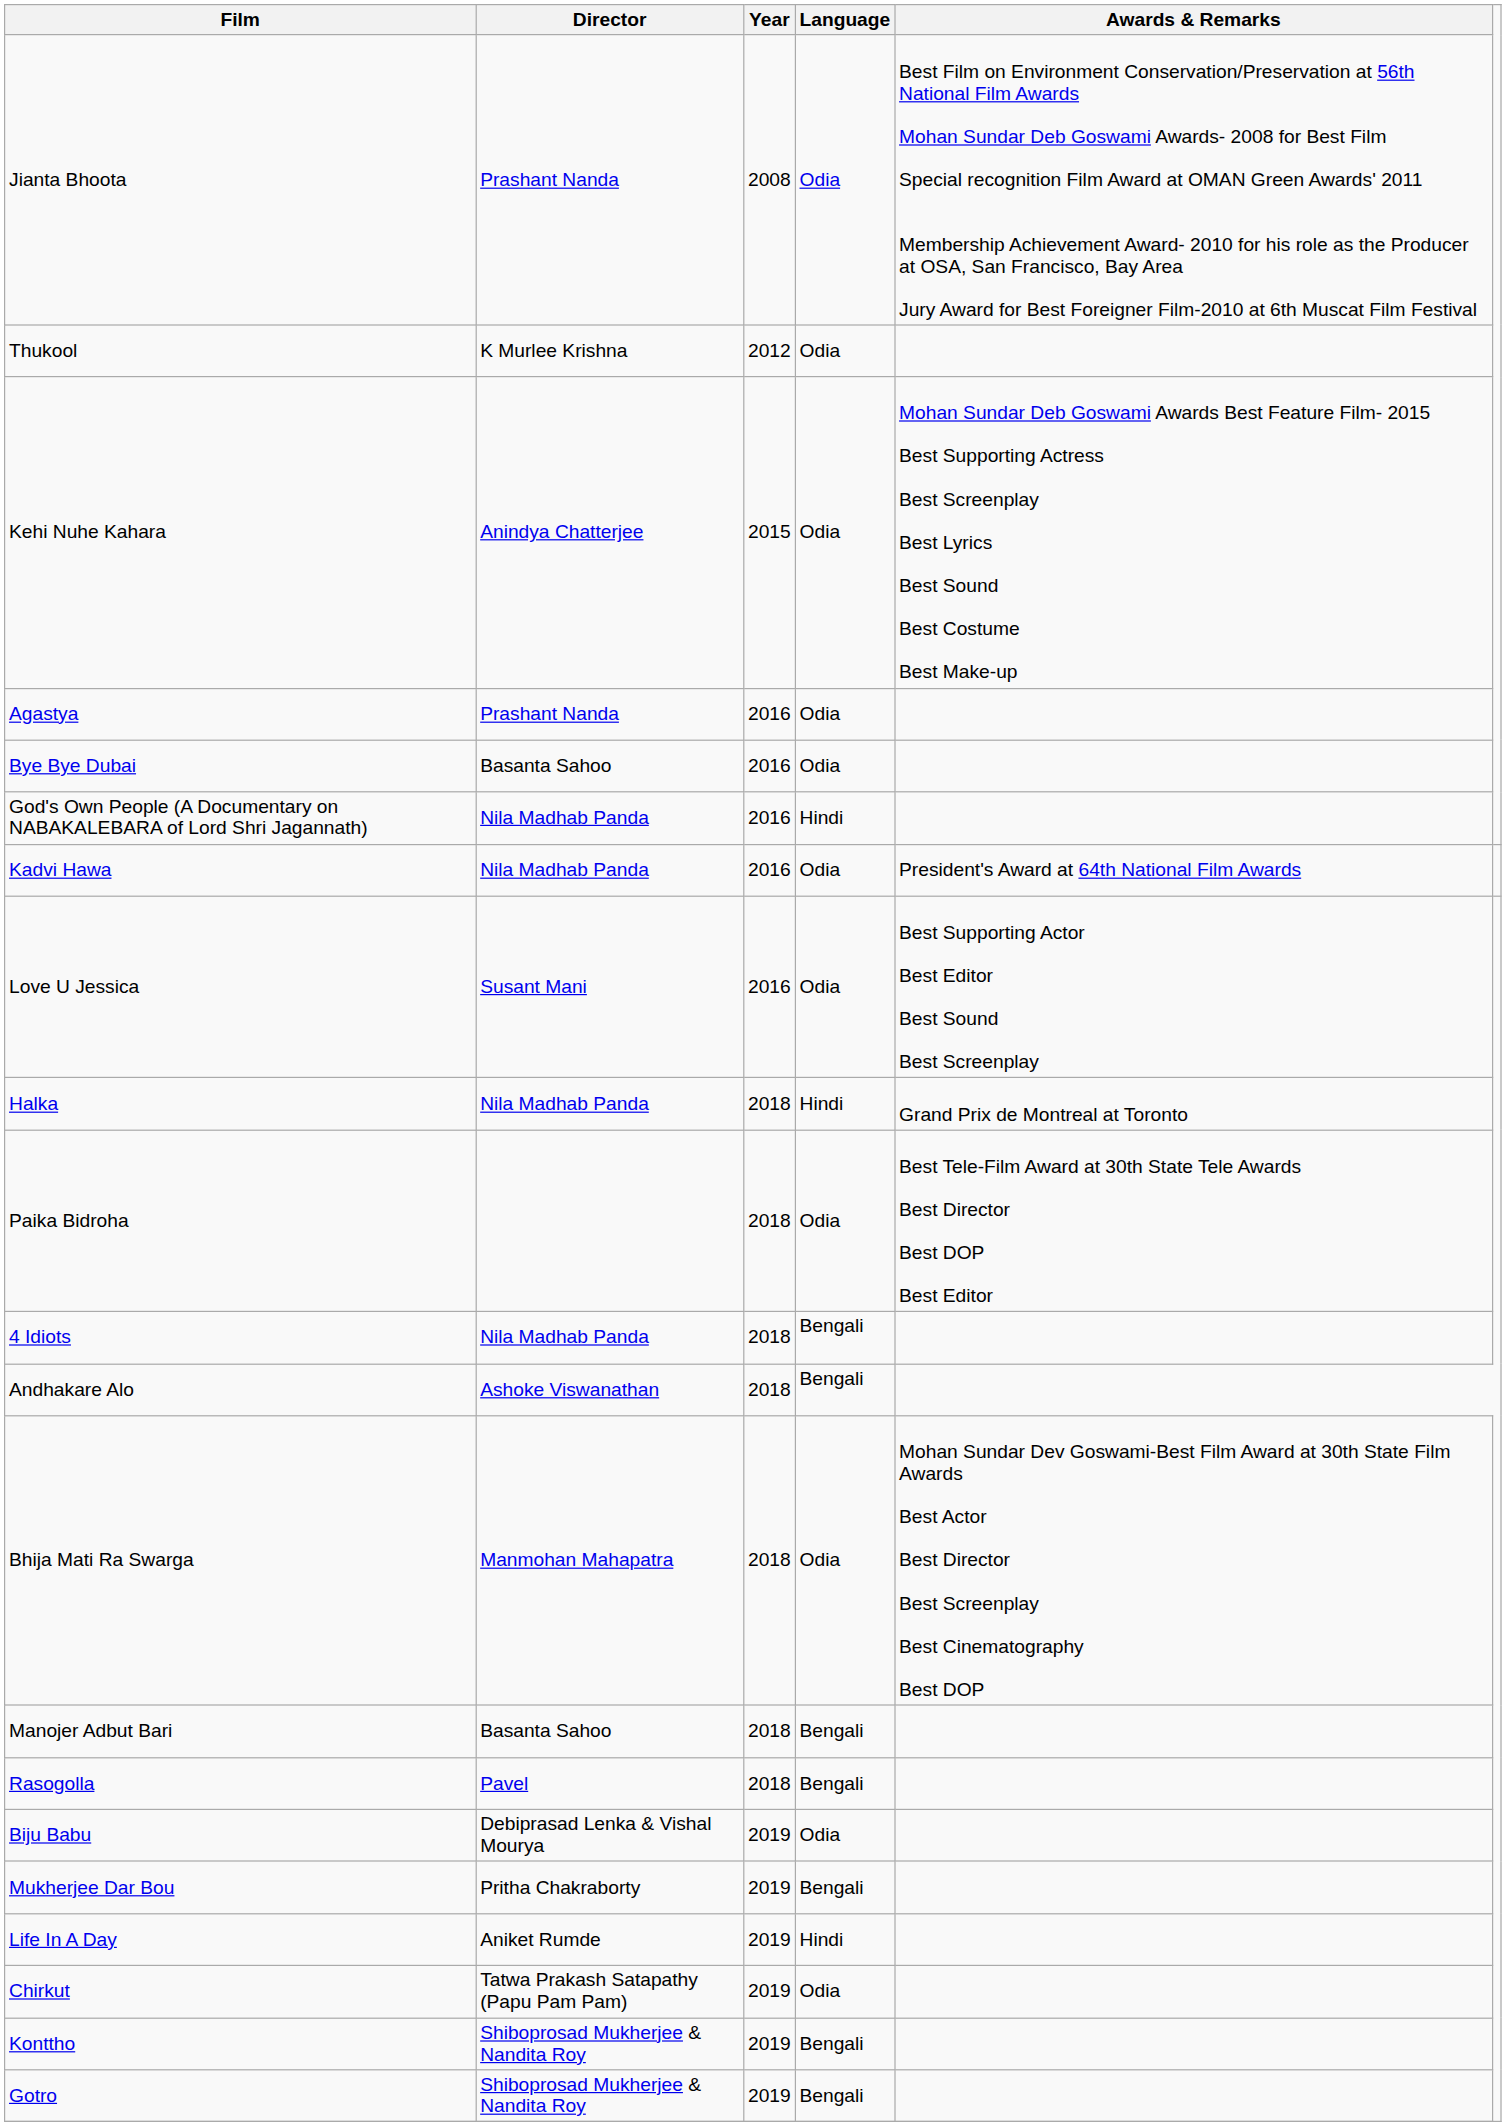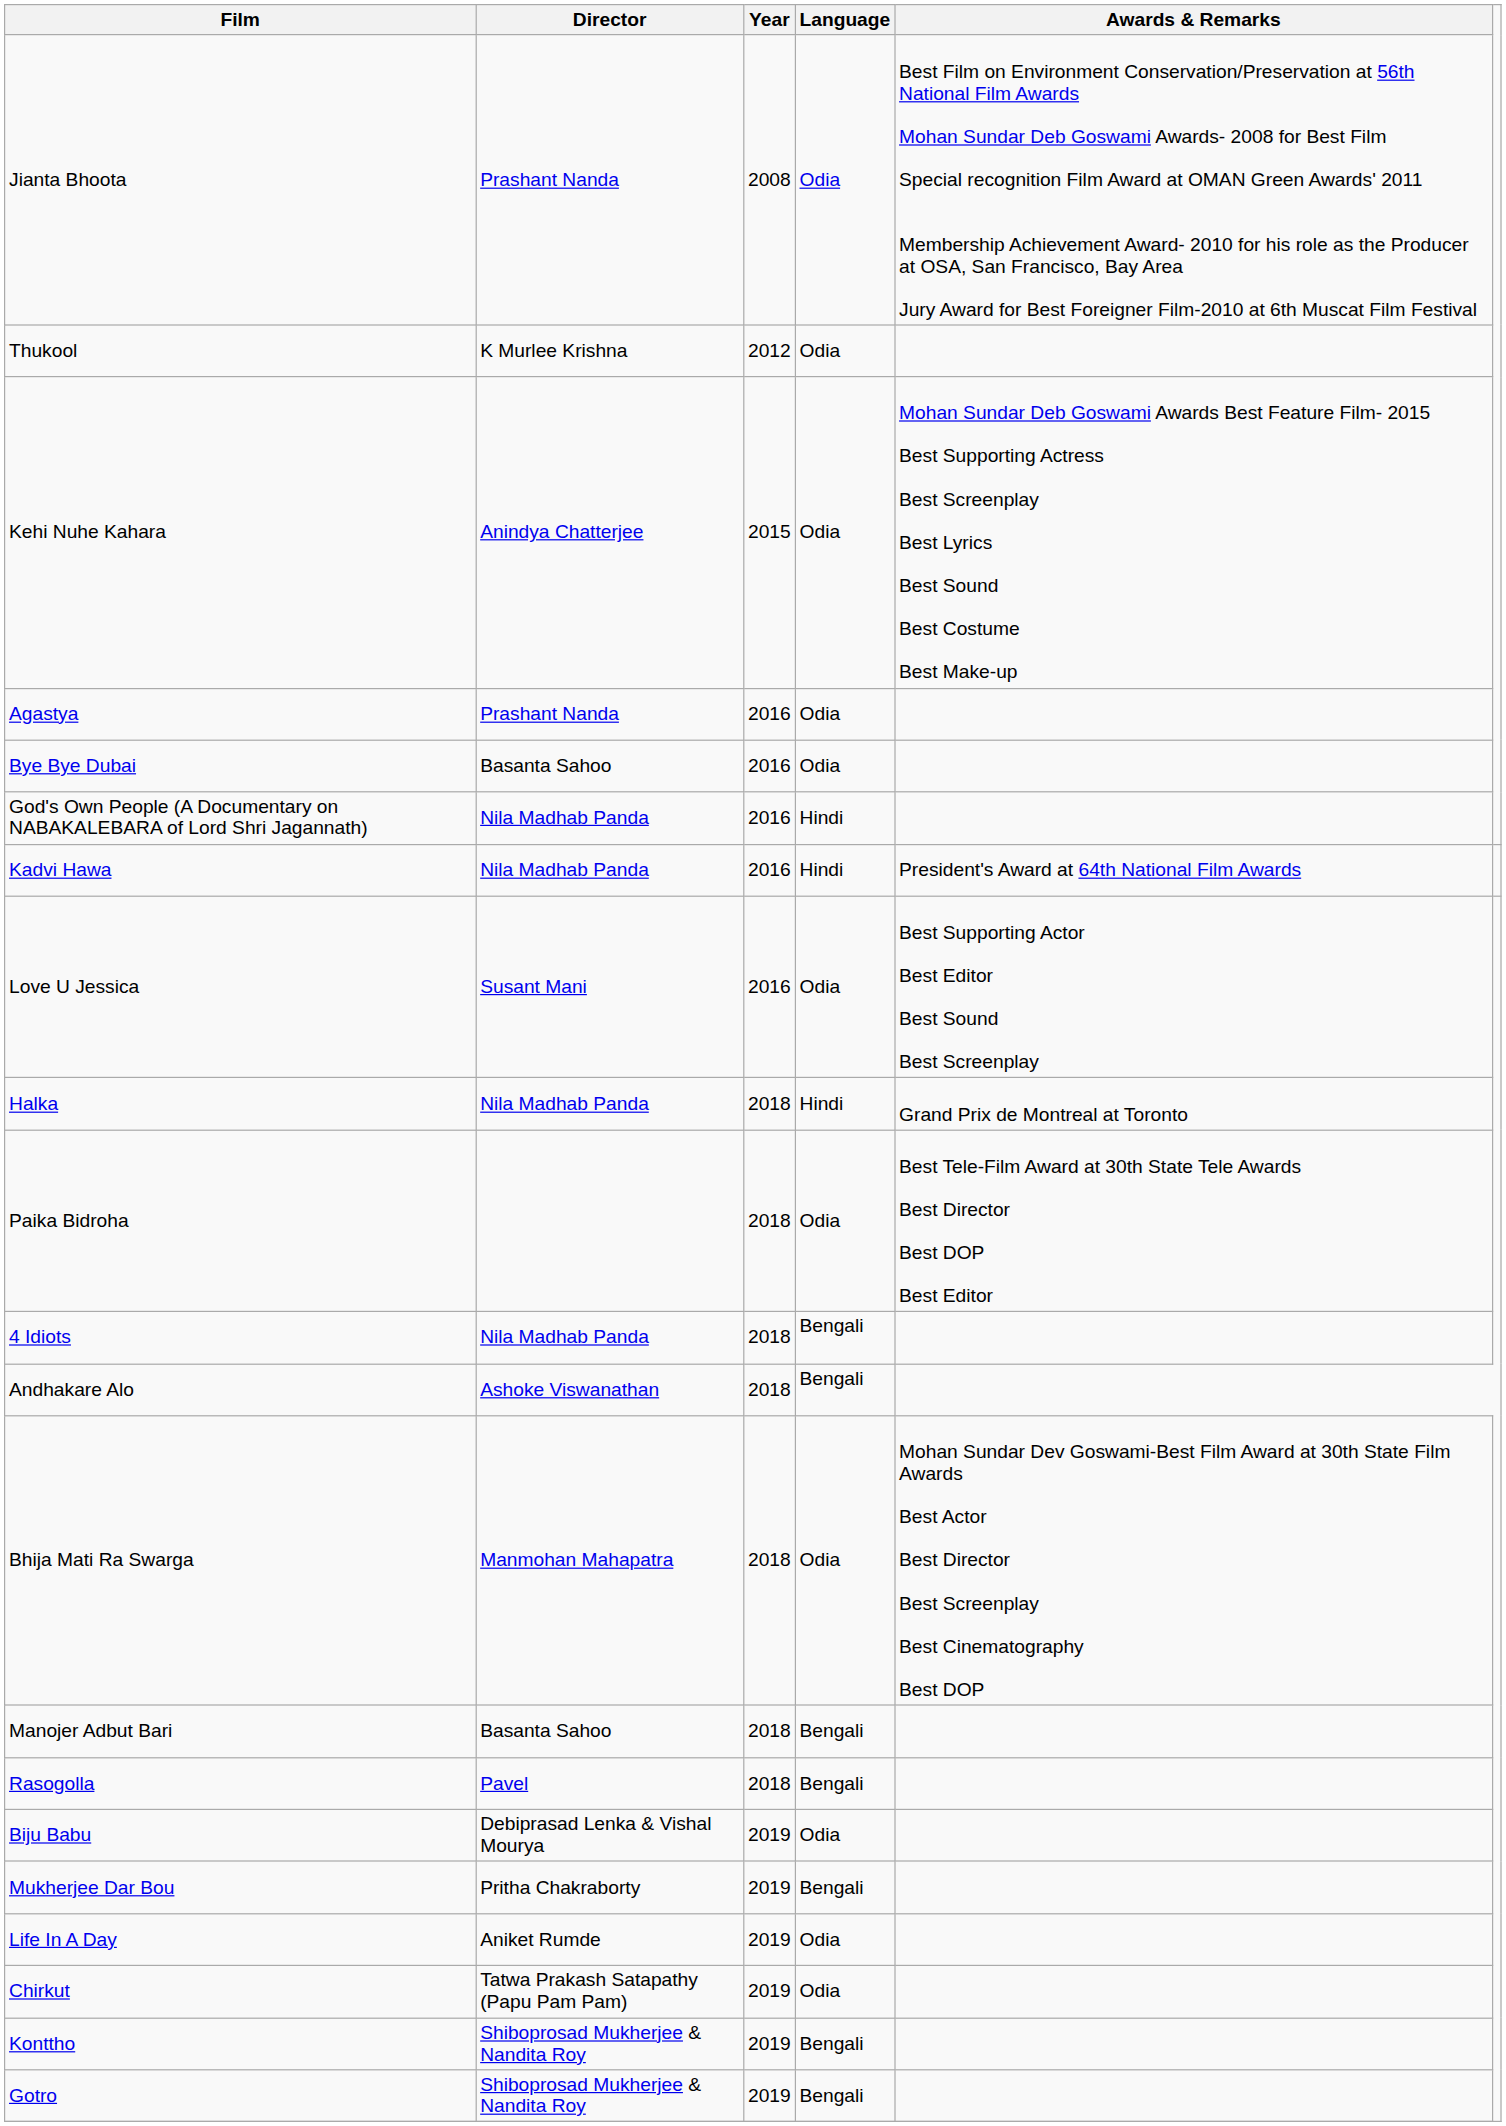(820, 870) Odia -> (821, 870) Hindi
(821, 1939) Hindi -> (820, 1939) Odia
